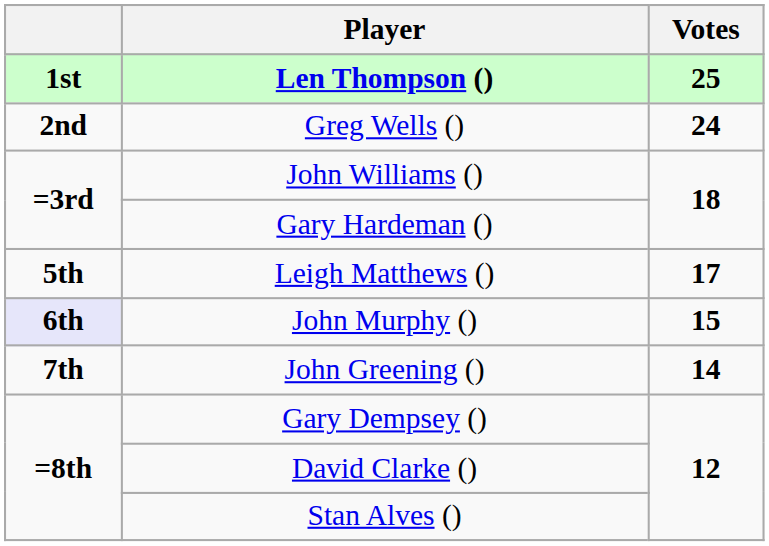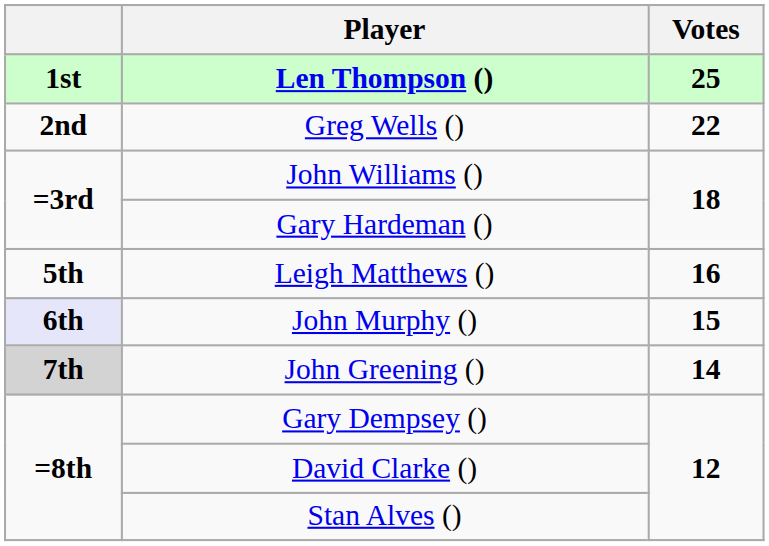(706, 126) 24 -> (706, 126) 22
(706, 272) 17 -> (706, 272) 16
(63, 370) no background -> (63, 370) lightgrey background
